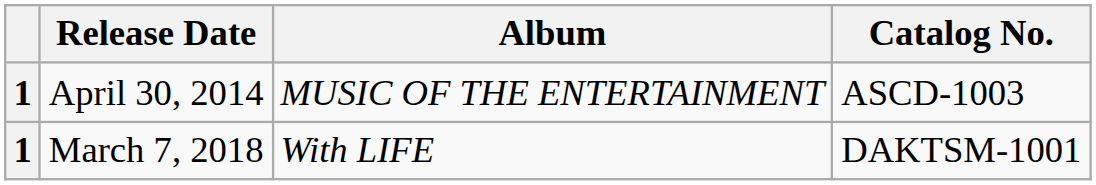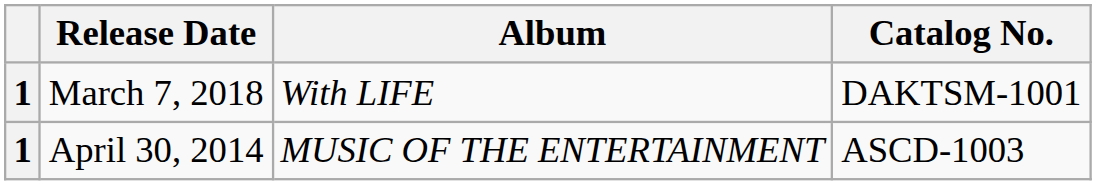rows swapped: (156, 91) <-> (156, 149)
